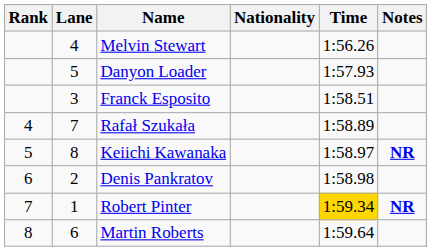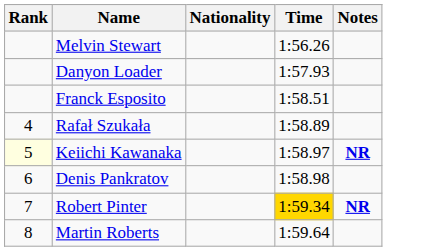- column: (74, 17)
(28, 152) no background -> (28, 152) lightyellow background
